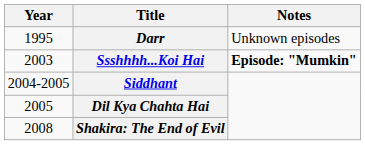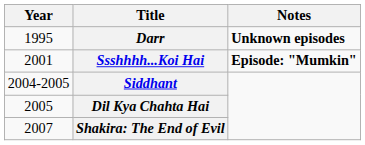(286, 38) normal -> (288, 38) bold
(39, 60) 2003 -> (39, 60) 2001
(39, 128) 2008 -> (39, 128) 2007
